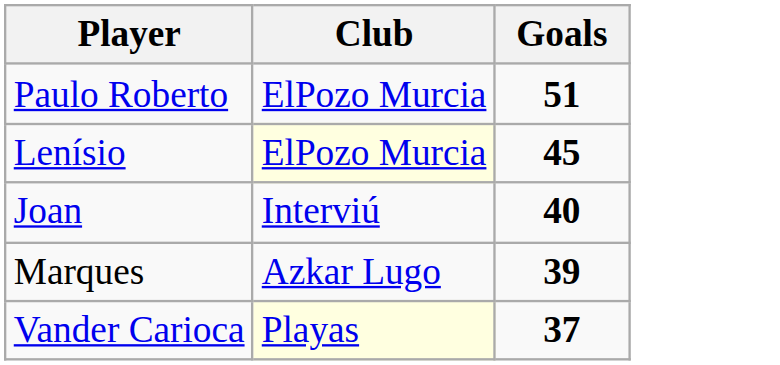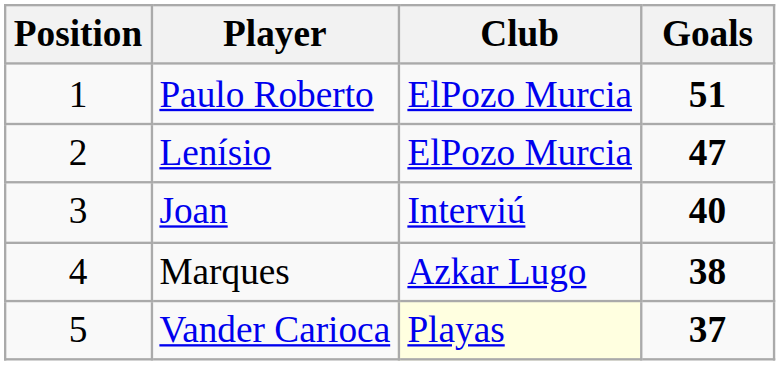+ column: (78, 34)
(374, 152) lightyellow background -> (520, 152) no background
(562, 152) 45 -> (707, 152) 47
(562, 270) 39 -> (707, 270) 38
